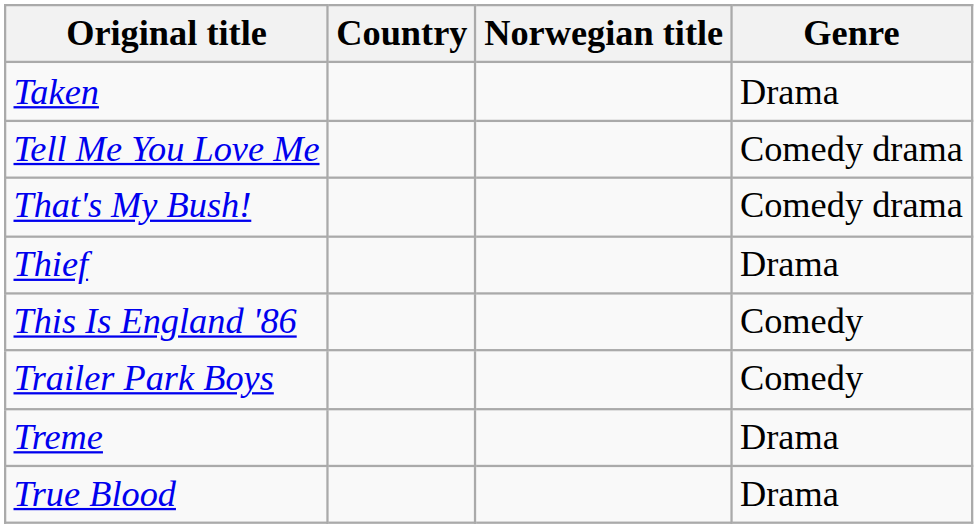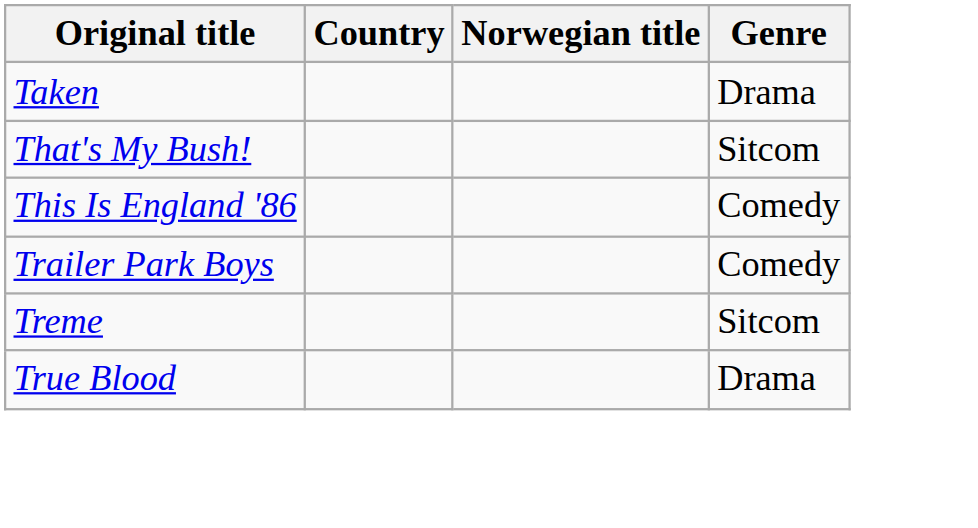- row: (167, 148)
(851, 206) Comedy drama -> (769, 148) Sitcom
- row: (51, 263)
(789, 436) Drama -> (769, 321) Sitcom
